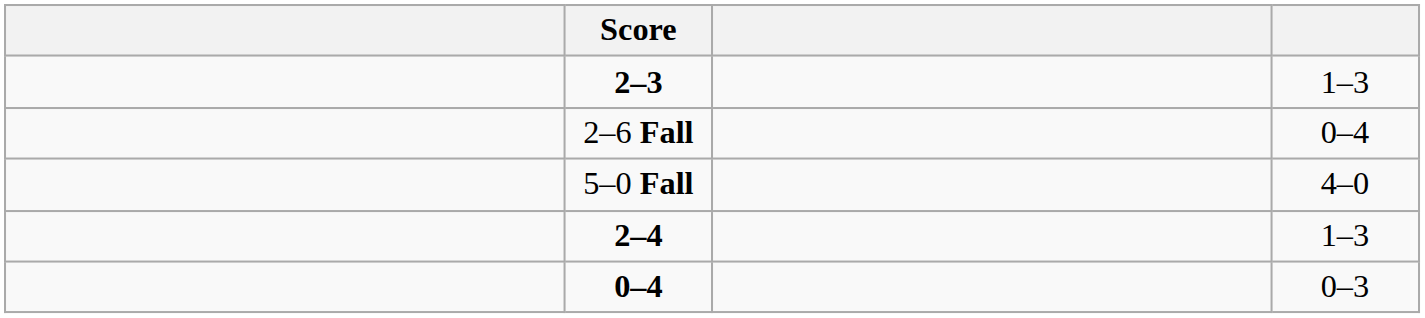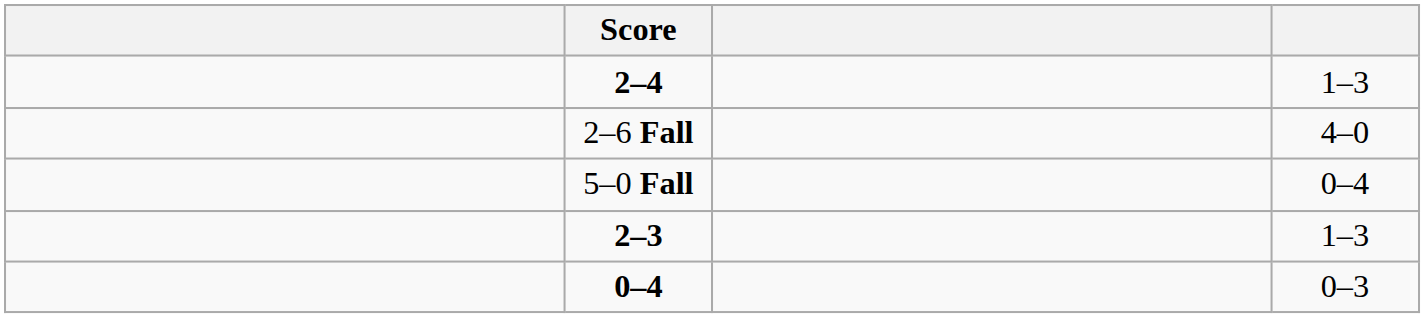rows swapped: (638, 81) <-> (638, 235)
(1345, 132) 0–4 -> (1345, 132) 4–0
(1345, 183) 4–0 -> (1345, 183) 0–4
